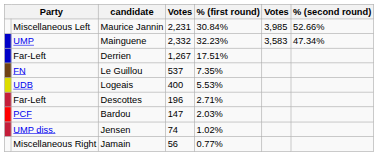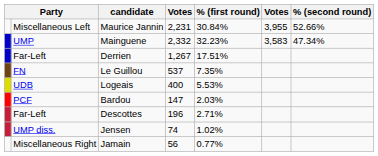(276, 27) 3,985 -> (276, 27) 3,955
rows swapped: (121, 100) <-> (116, 115)
